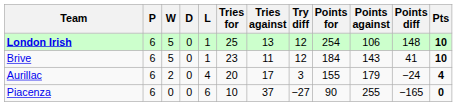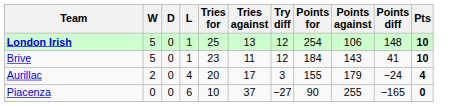- column: (152, 19)
